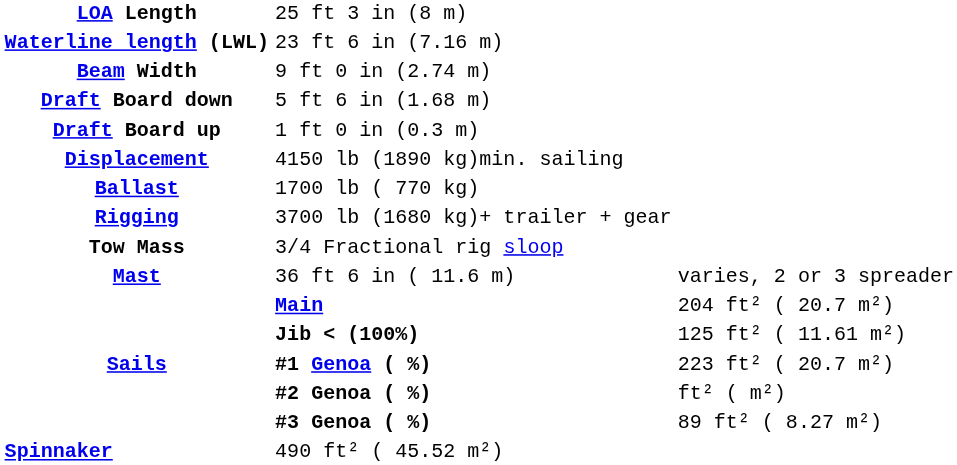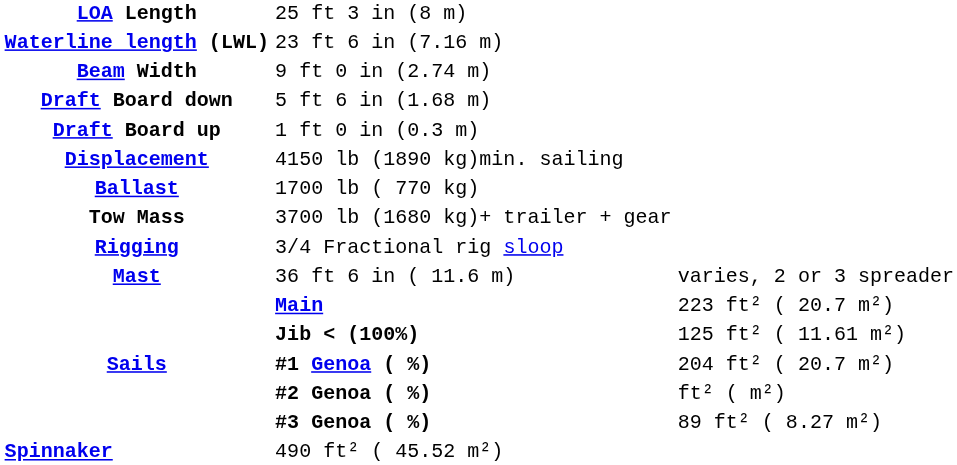(137, 218) Rigging -> (137, 218) Tow Mass
(137, 247) Tow Mass -> (137, 247) Rigging
(786, 306) 204 ft² ( 20.7 m²) -> (786, 306) 223 ft² ( 20.7 m²)
(786, 364) 223 ft² ( 20.7 m²) -> (786, 364) 204 ft² ( 20.7 m²)
